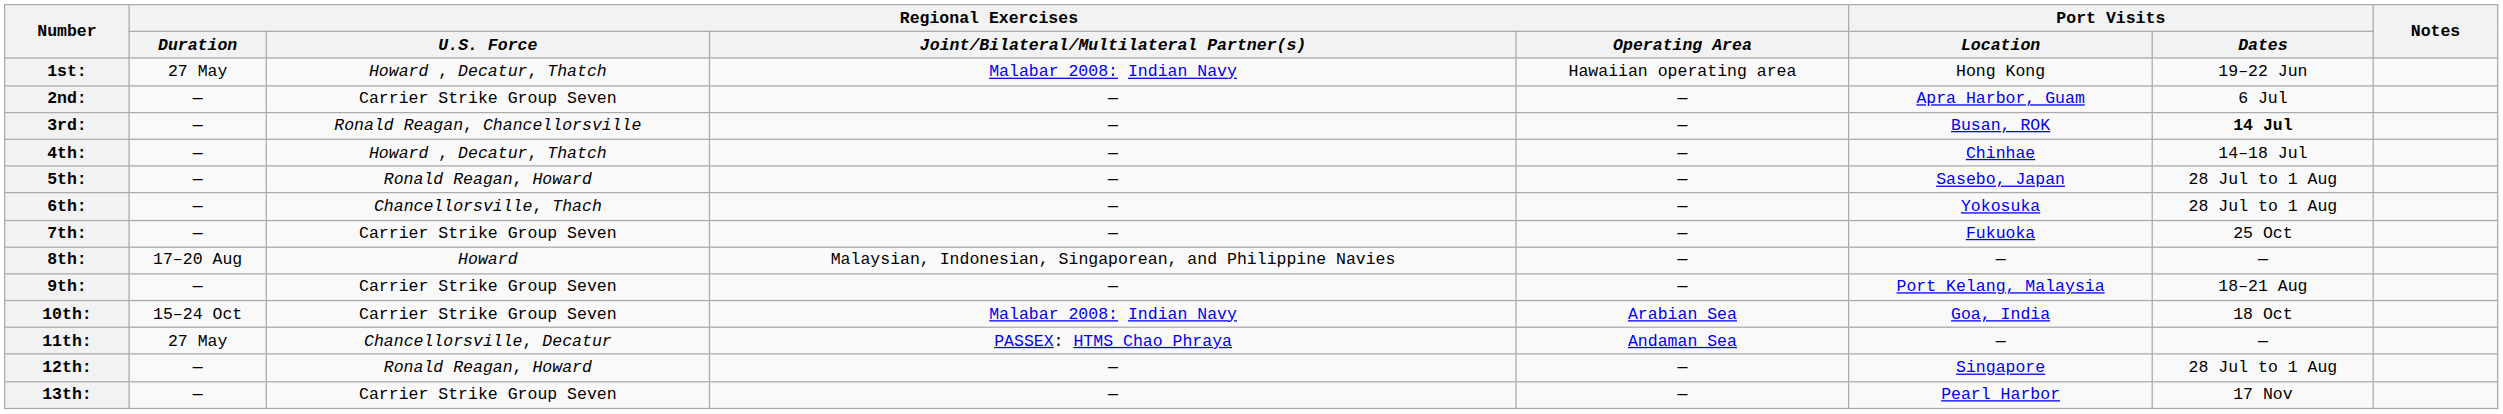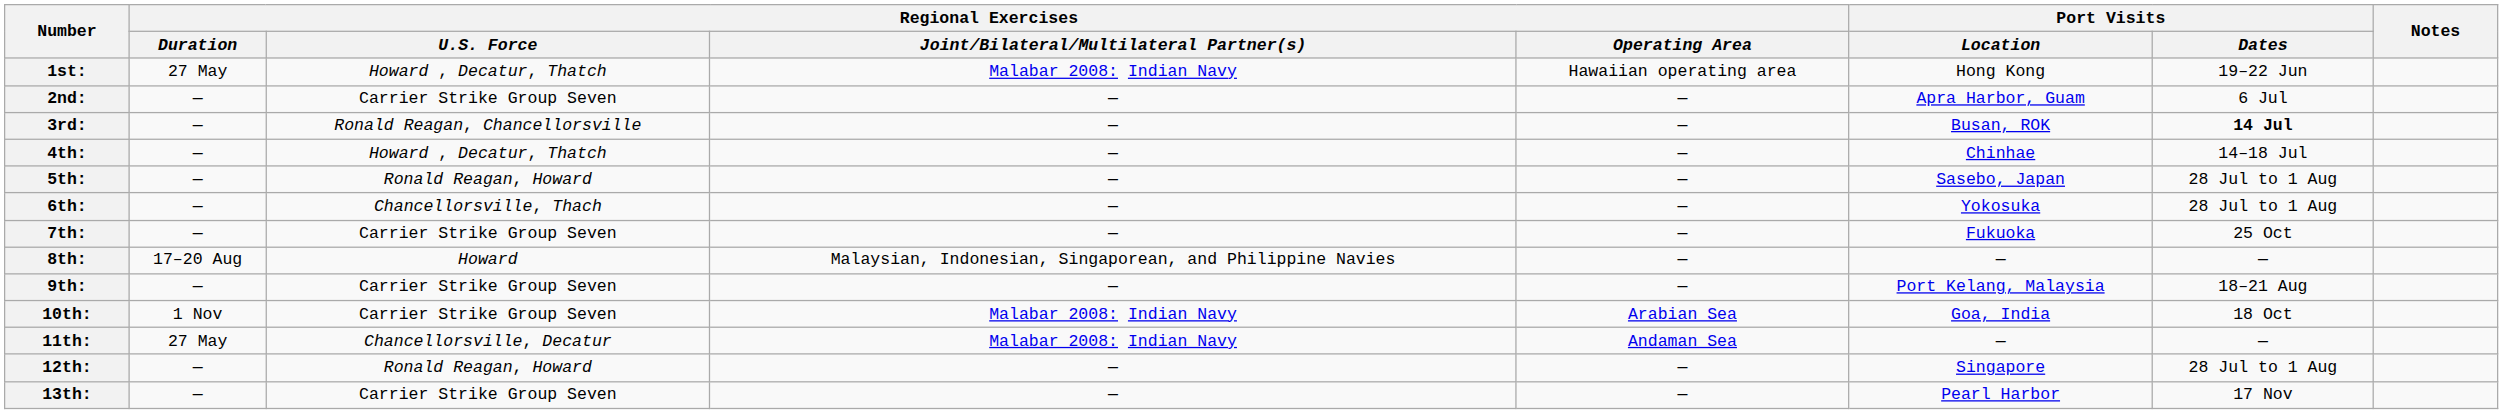(198, 314) 15–24 Oct -> (198, 314) 1 Nov
(1113, 341) PASSEX: HTMS Chao Phraya -> (1113, 341) Malabar 2008: Indian Navy
